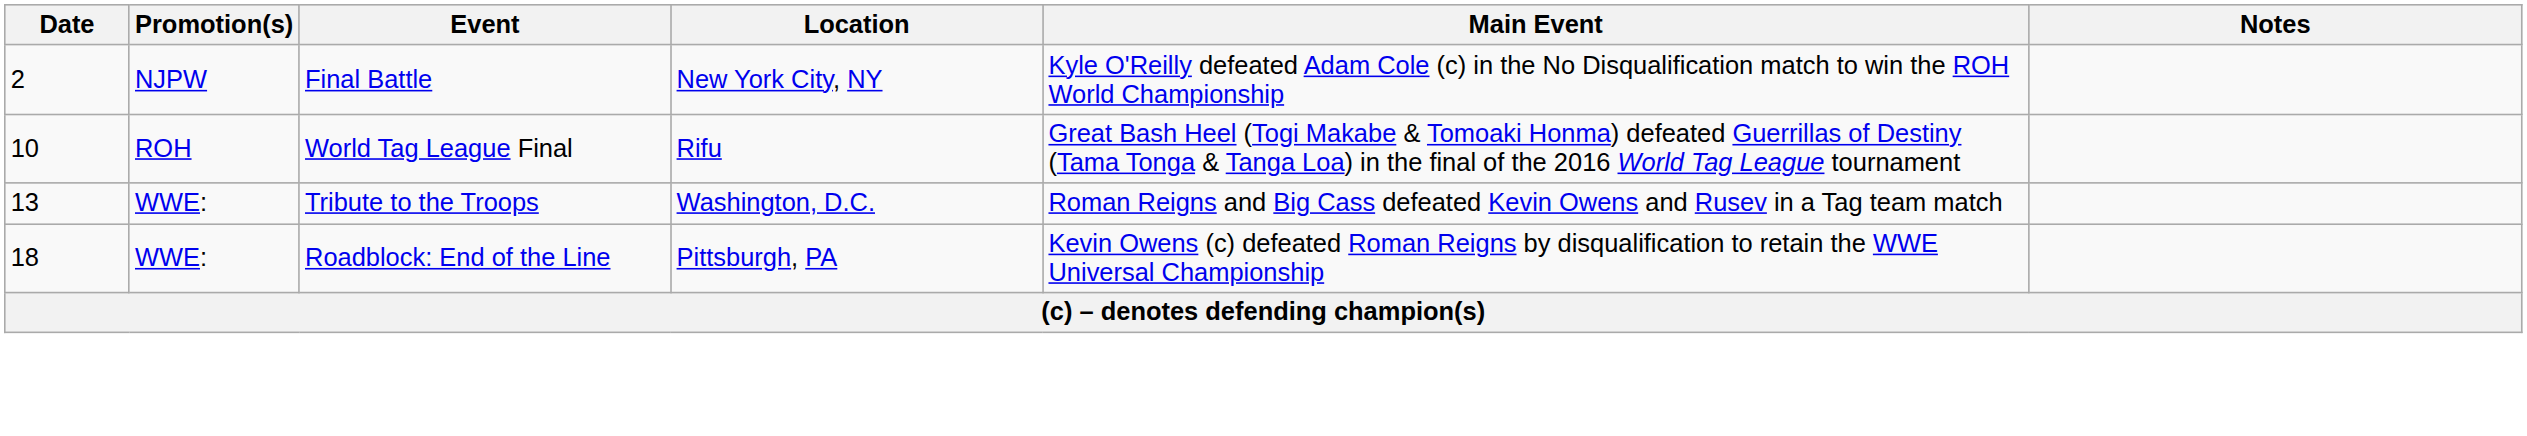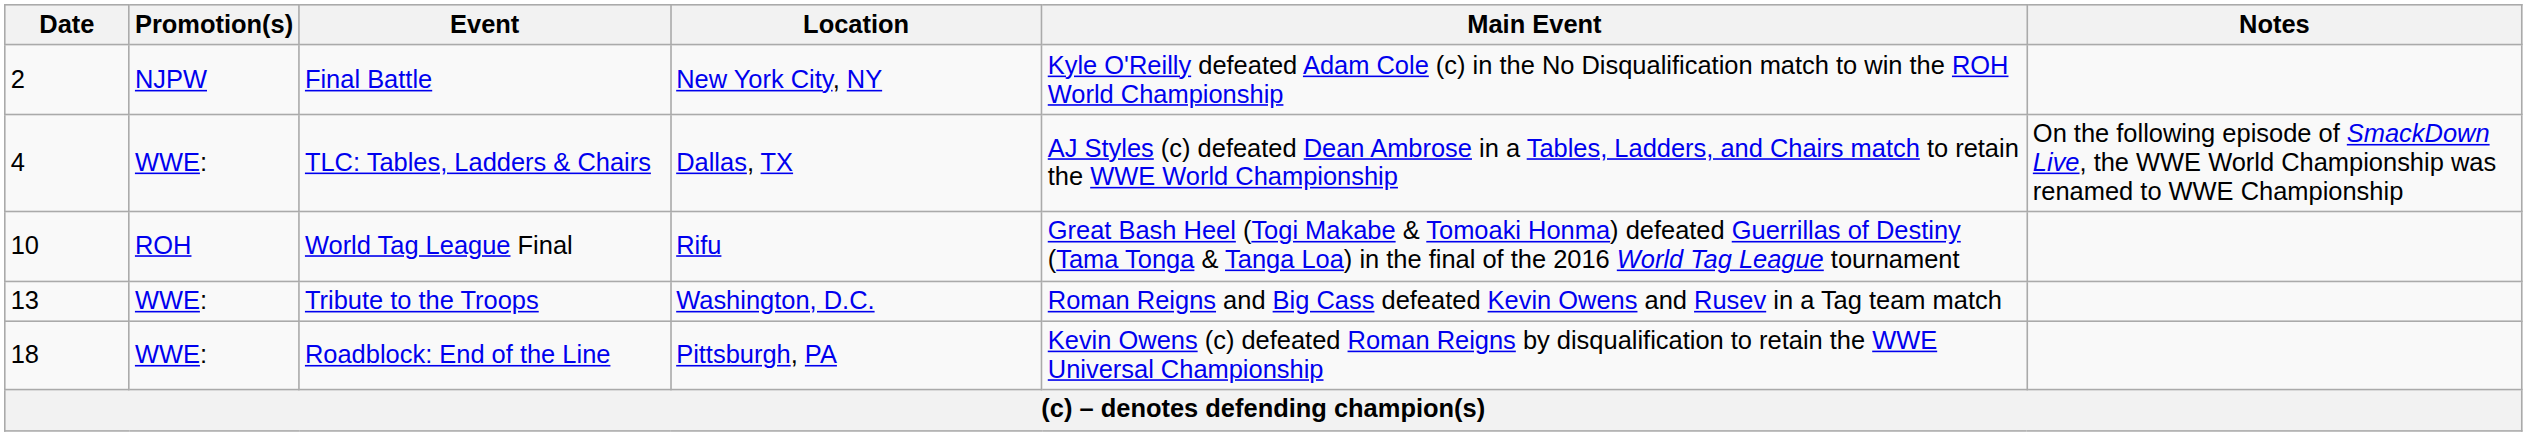+ row: (478, 162)
